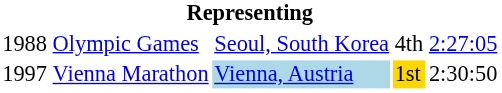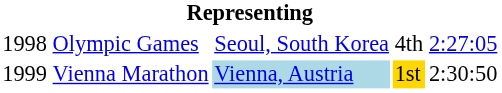(25, 43) 1988 -> (25, 43) 1998
(25, 74) 1997 -> (25, 74) 1999
